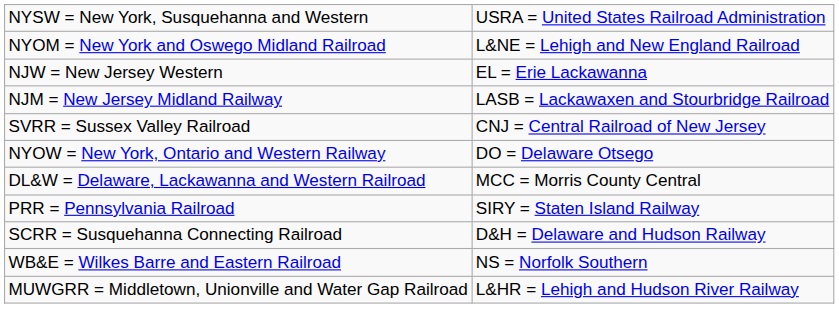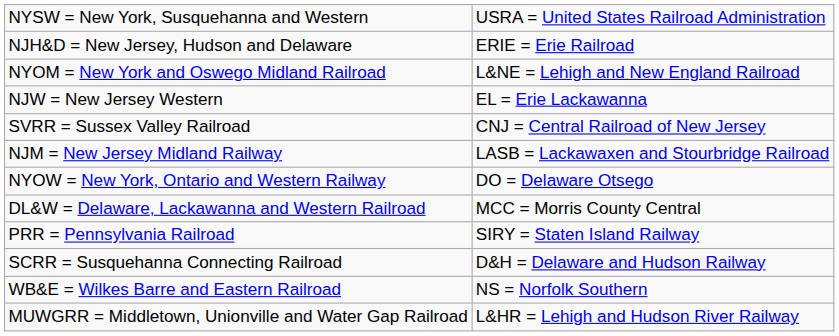+ row: (180, 45)
rows swapped: (129, 126) <-> (145, 99)
